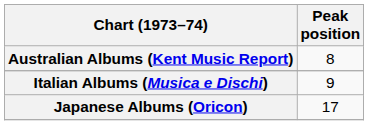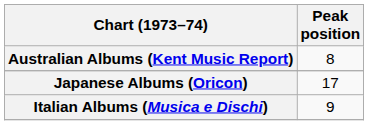rows swapped: (151, 82) <-> (151, 107)
